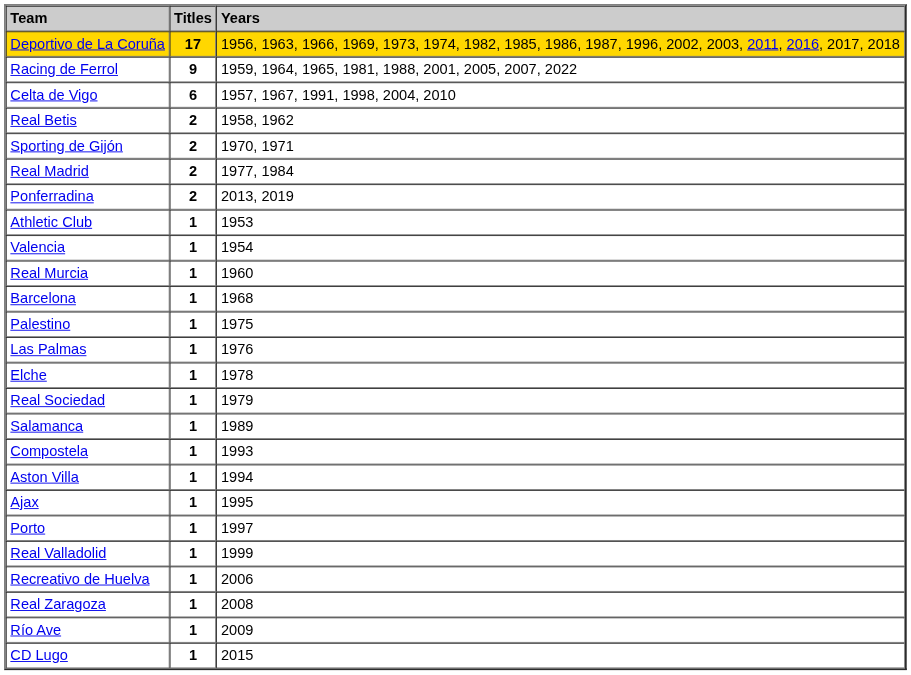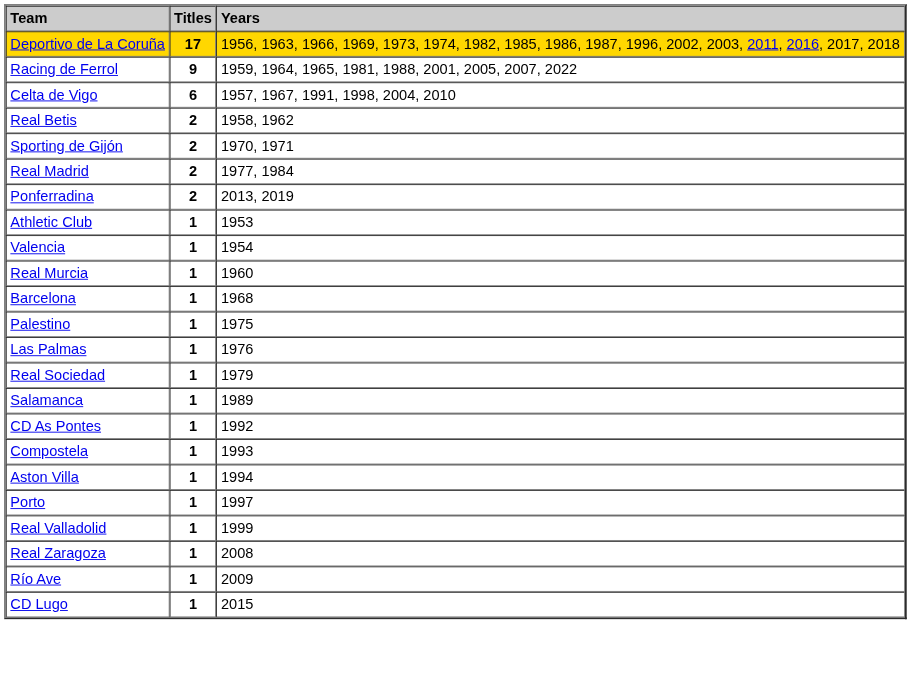- row: (29, 375)
+ row: (56, 426)
- row: (25, 502)
- row: (80, 579)
